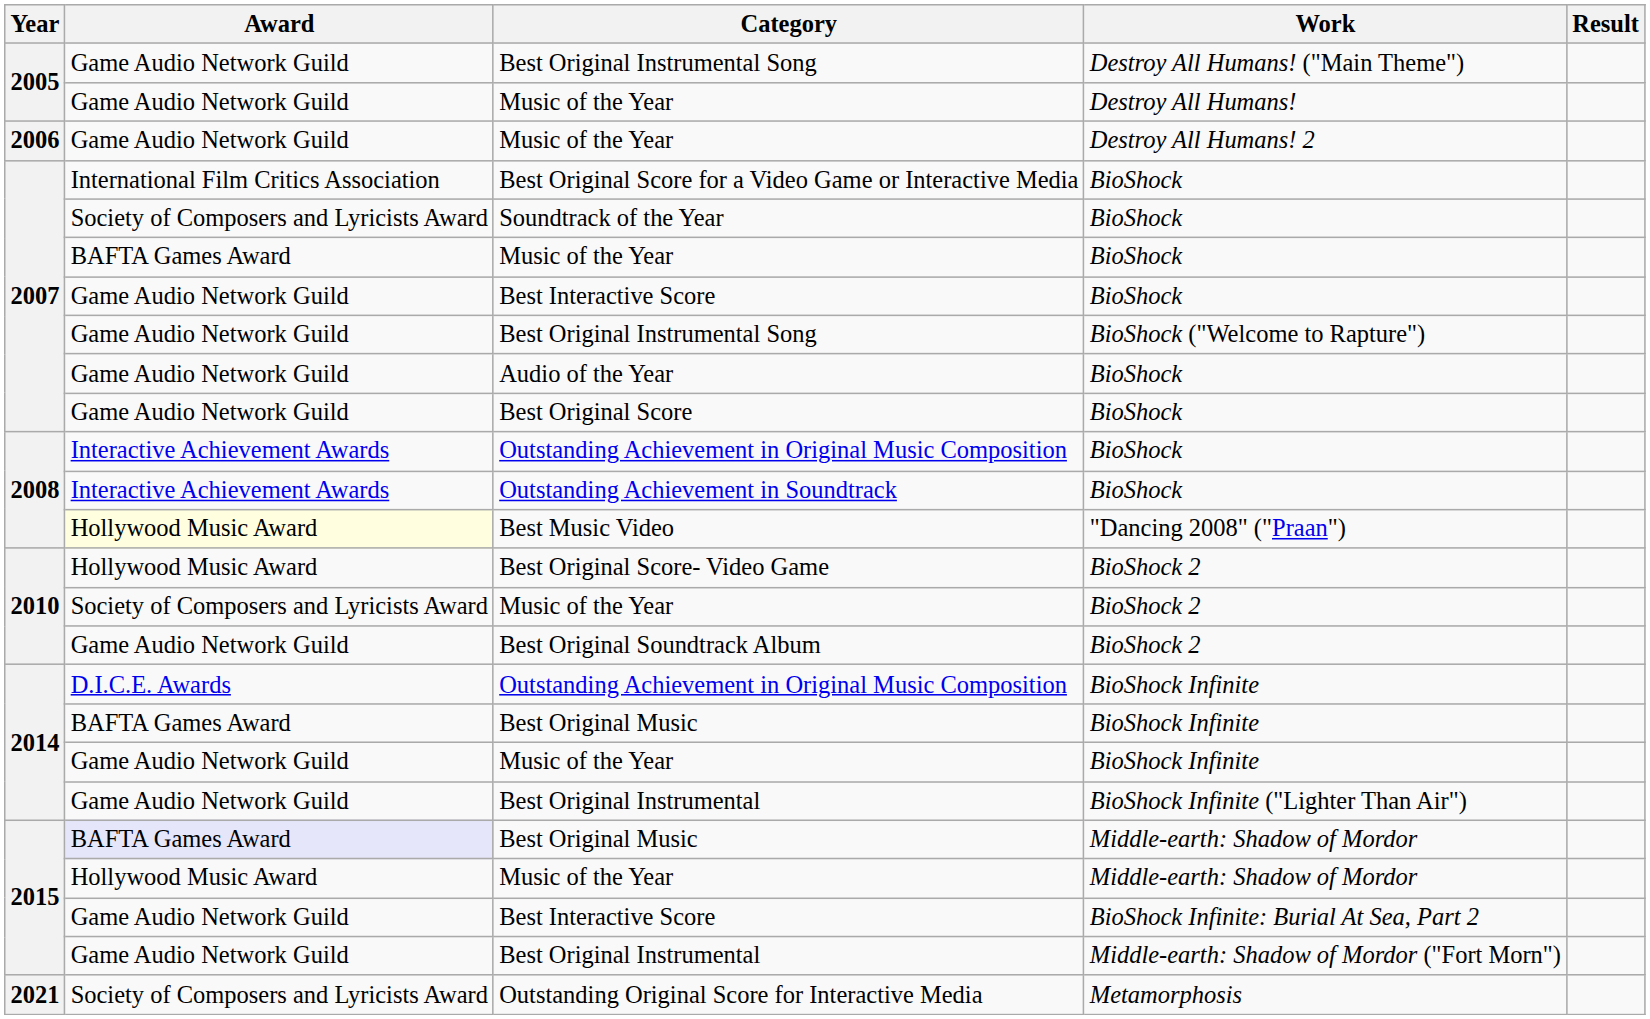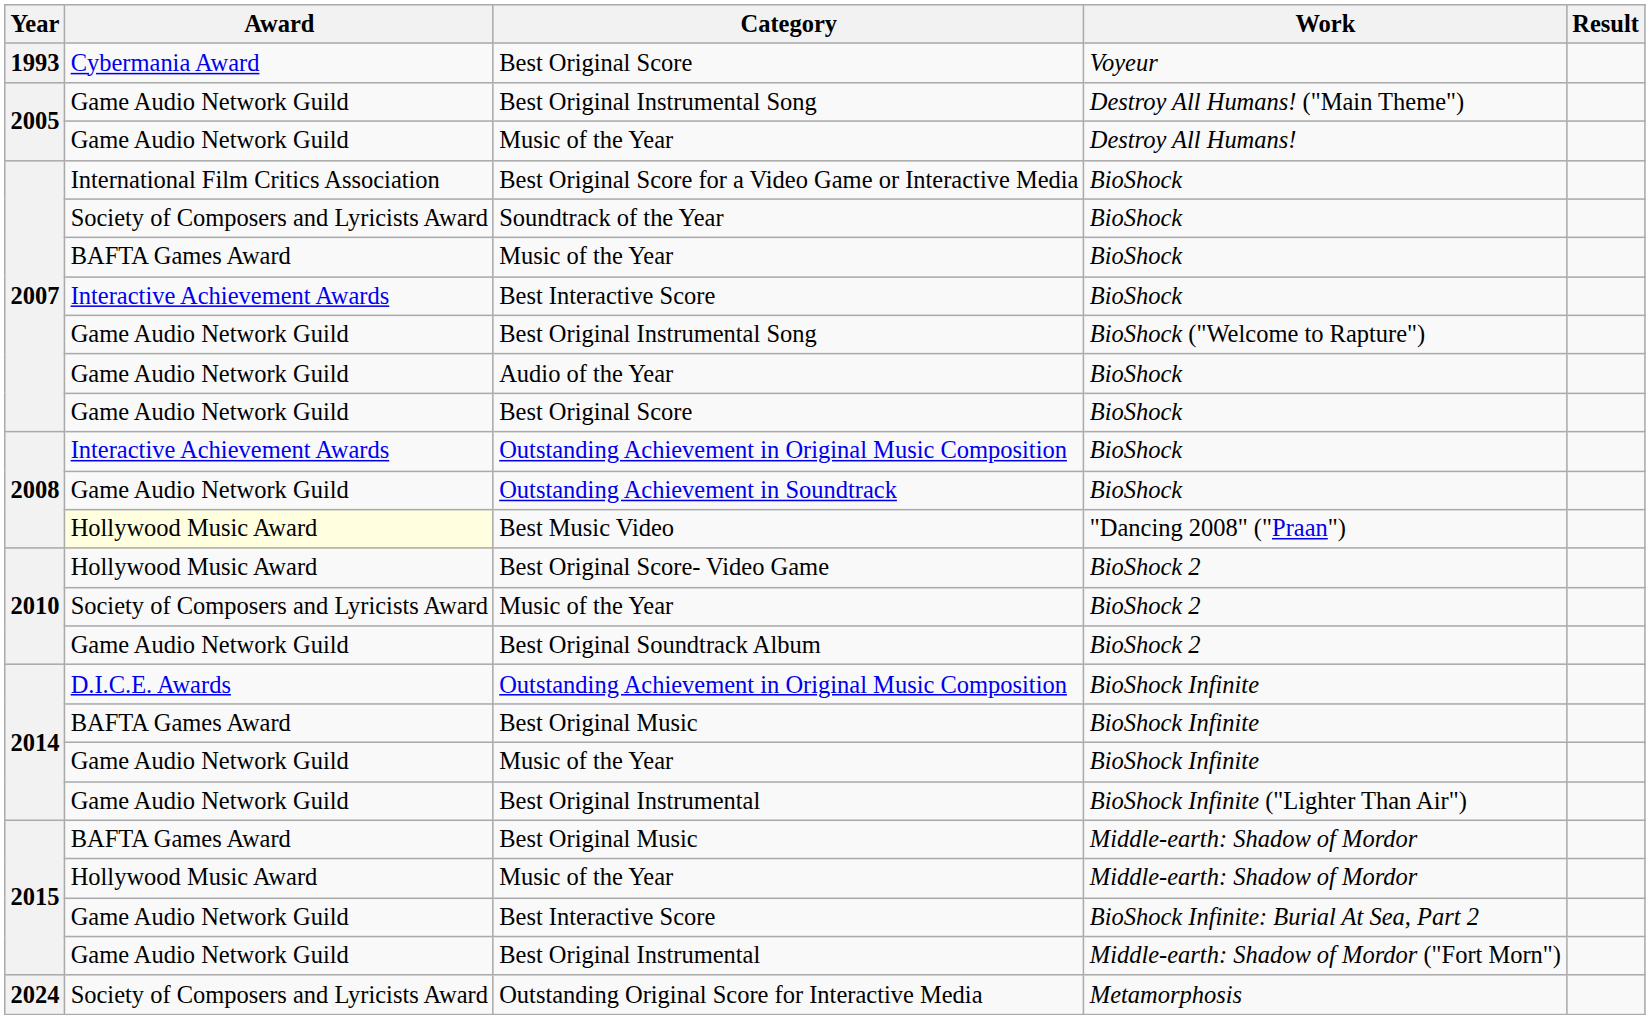+ row: (596, 62)
- row: (586, 140)
(210, 295) Game Audio Network Guild -> (230, 295) Interactive Achievement Awards
(230, 489) Interactive Achievement Awards -> (210, 489) Game Audio Network Guild
(181, 839) lavender background -> (181, 839) no background
(35, 994) 2021 -> (35, 994) 2024
